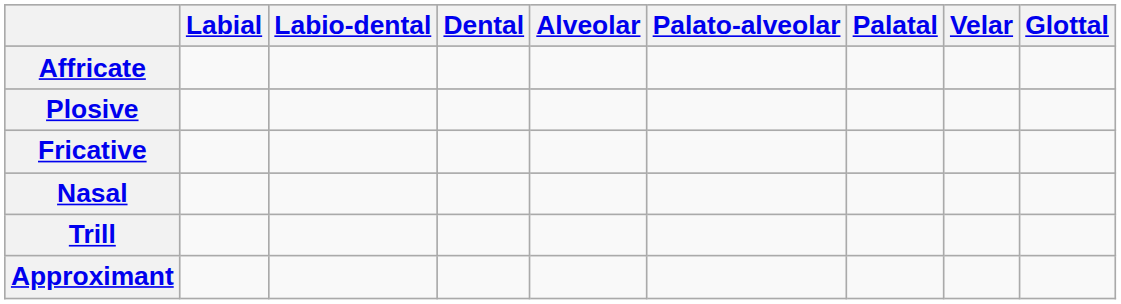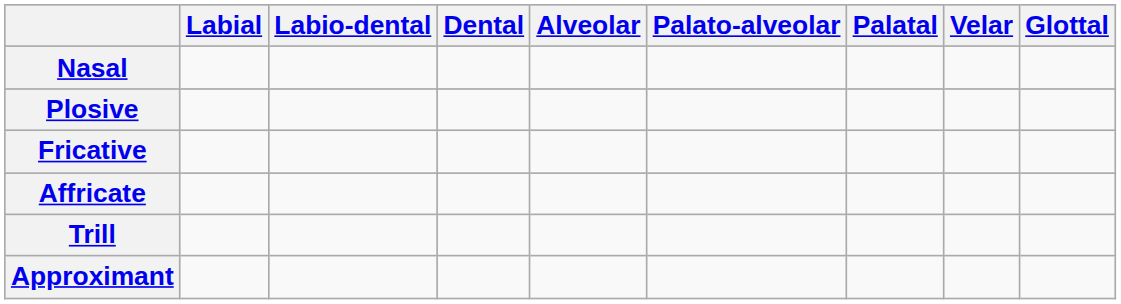rows swapped: (92, 192) <-> (92, 67)
